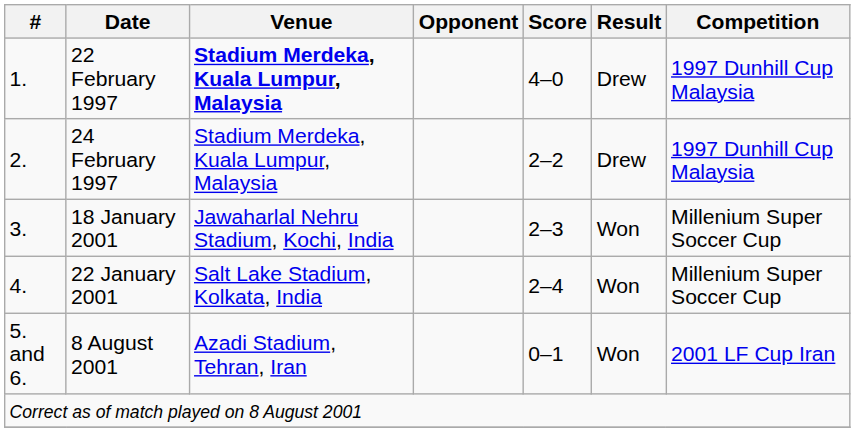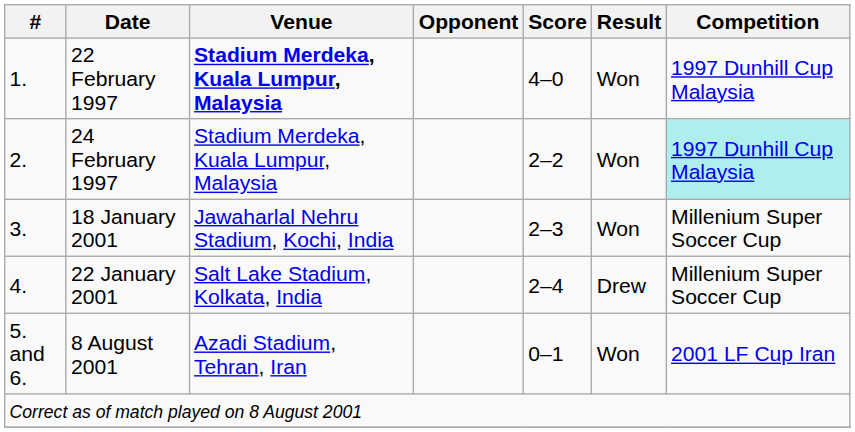(621, 79) Drew -> (618, 79) Won
(621, 159) Drew -> (618, 159) Won
(752, 159) no background -> (752, 159) paleturquoise background
(618, 285) Won -> (621, 285) Drew
